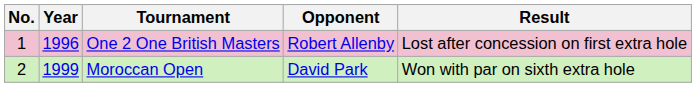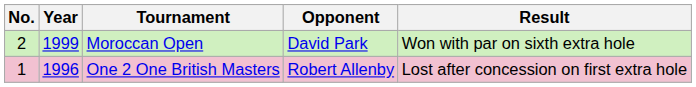rows swapped: (183, 44) <-> (145, 70)
